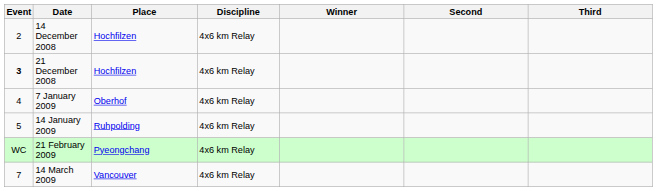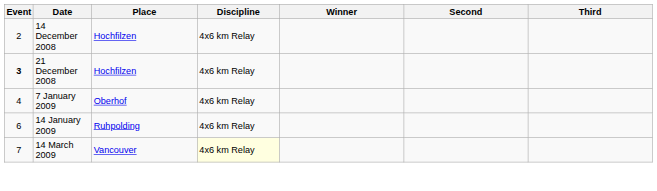(19, 126) 5 -> (19, 126) 6
- row: (60, 150)
(227, 175) no background -> (227, 150) lightyellow background
